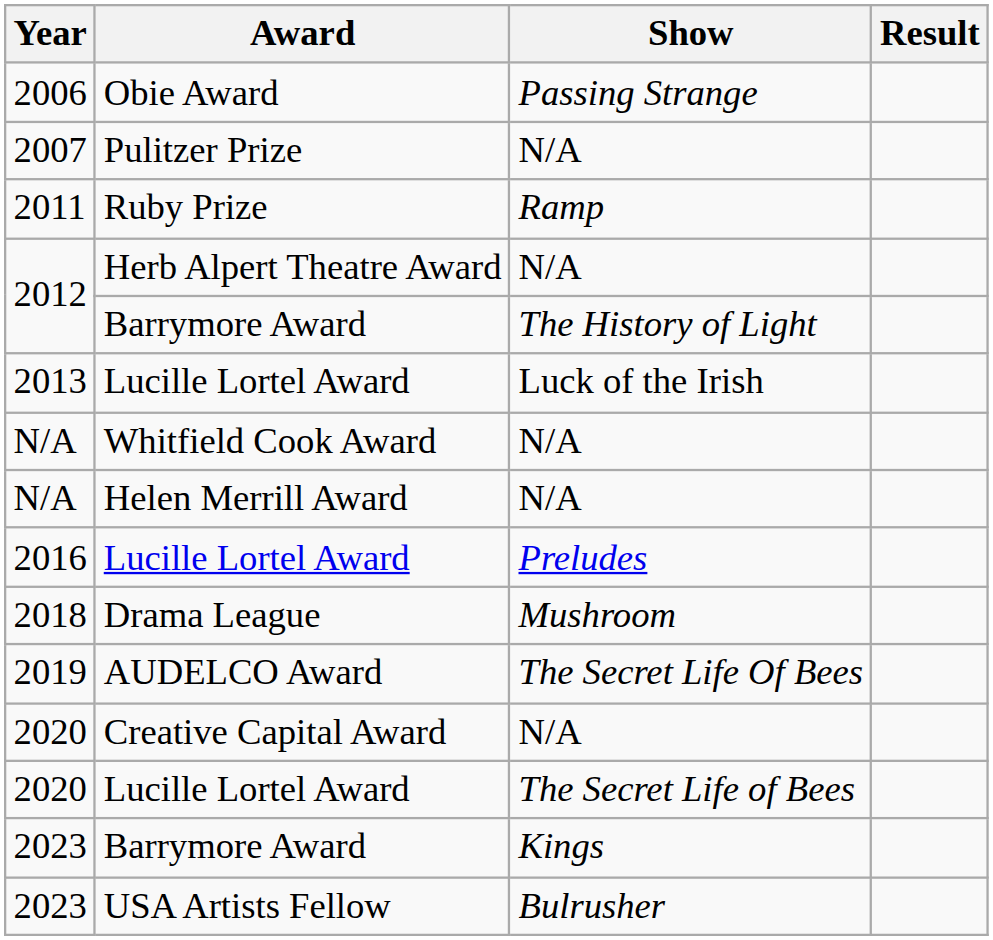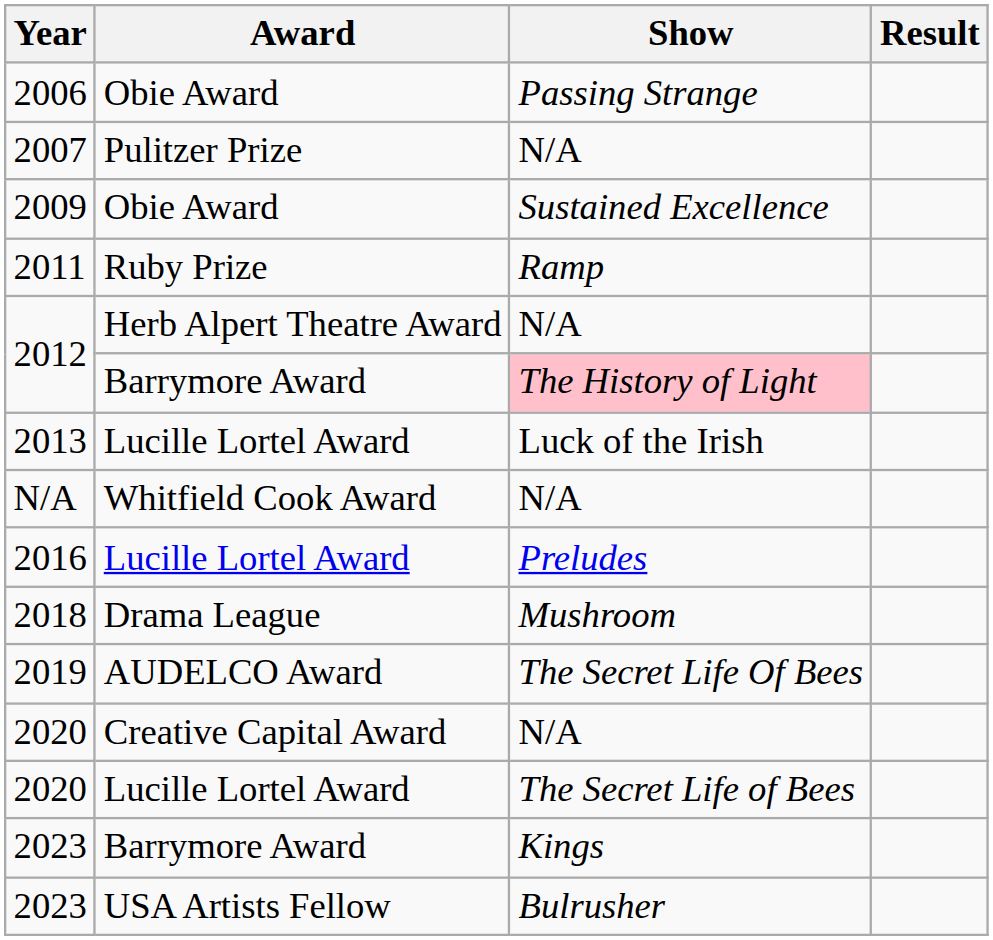+ row: (50, 207)
(668, 324) no background -> (668, 382) pink background
- row: (45, 498)
